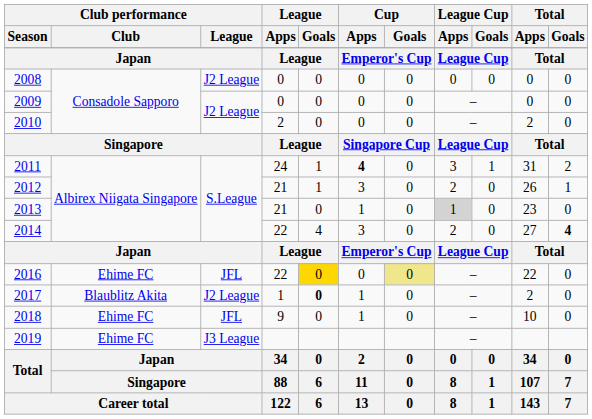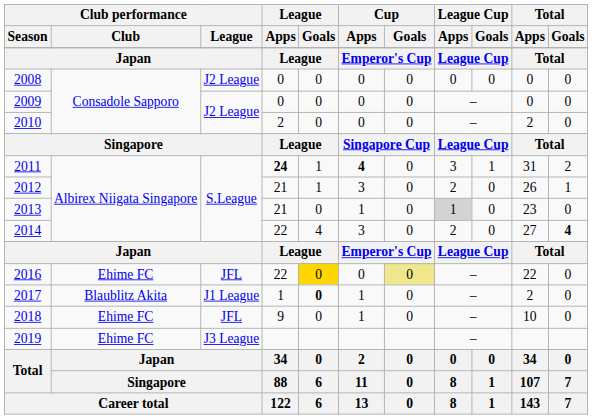(281, 166) normal -> (281, 166) bold
(231, 295) J2 League -> (231, 295) J1 League
